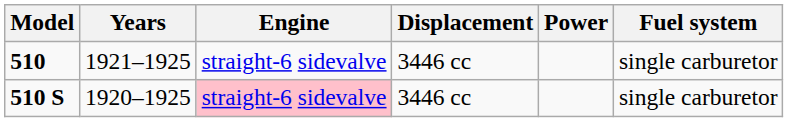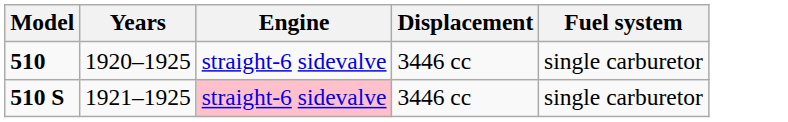- column: (576, 23)
(138, 60) 1921–1925 -> (138, 60) 1920–1925
(138, 97) 1920–1925 -> (138, 97) 1921–1925
